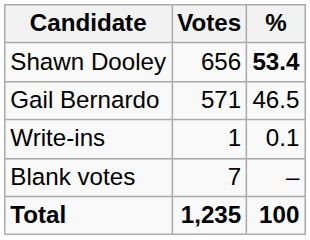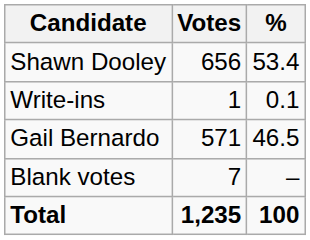(276, 61) bold -> (276, 61) normal
rows swapped: (85, 100) <-> (58, 138)
